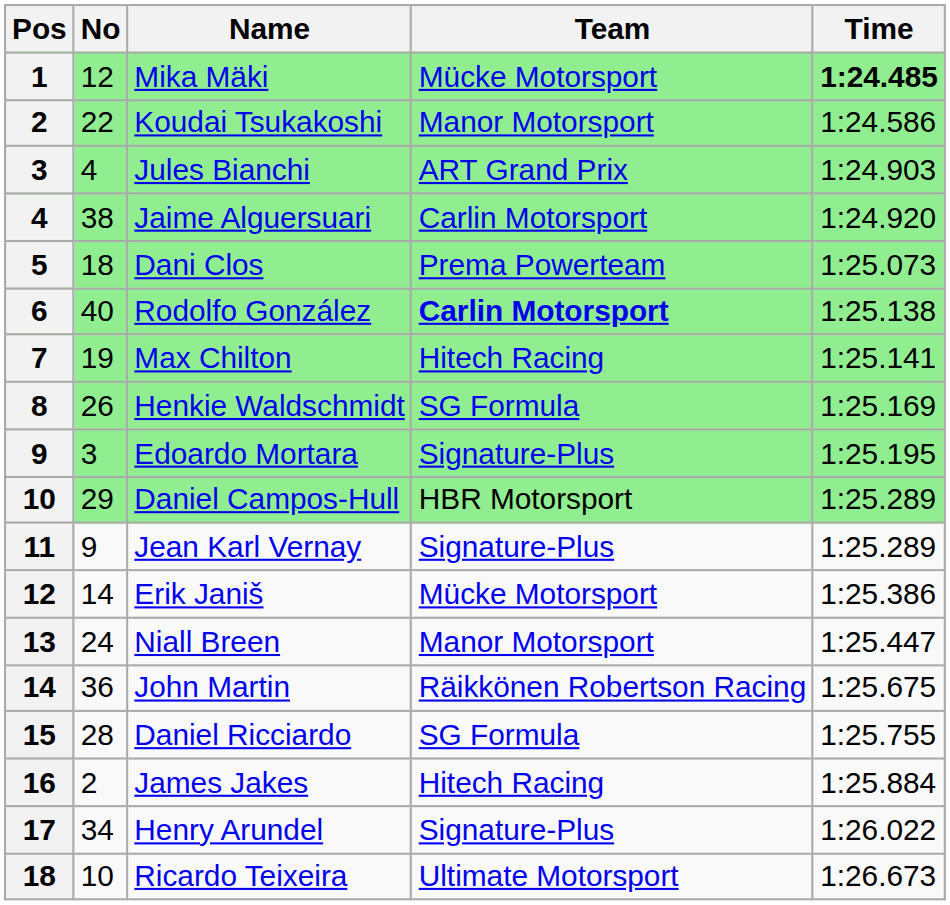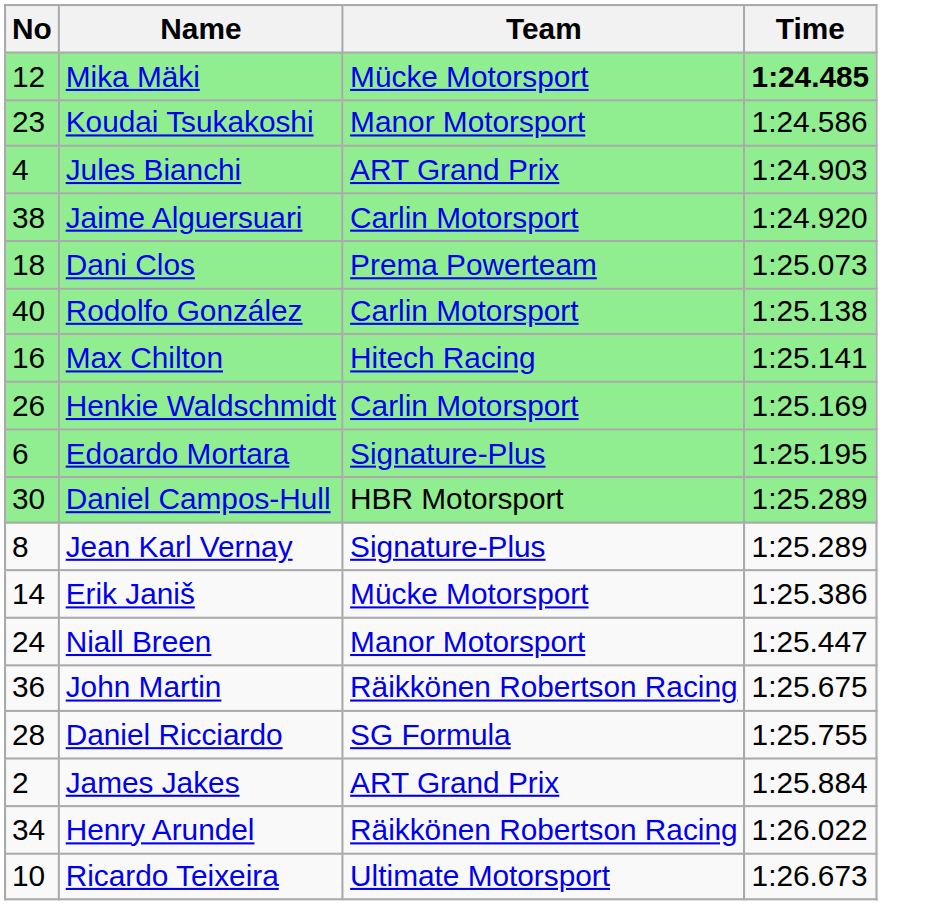- column: (39, 29)
(97, 123) 22 -> (29, 123) 23
(544, 312) bold -> (464, 312) normal
(97, 359) 19 -> (29, 359) 16
(499, 406) SG Formula -> (464, 406) Carlin Motorsport
(89, 453) 3 -> (20, 453) 6
(97, 500) 29 -> (29, 500) 30
(89, 547) 9 -> (20, 547) 8
(511, 782) Hitech Racing -> (455, 782) ART Grand Prix
(516, 830) Signature-Plus -> (544, 830) Räikkönen Robertson Racing
